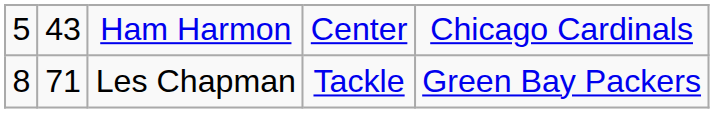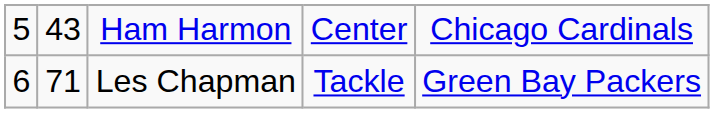(21, 81) 8 -> (21, 81) 6
